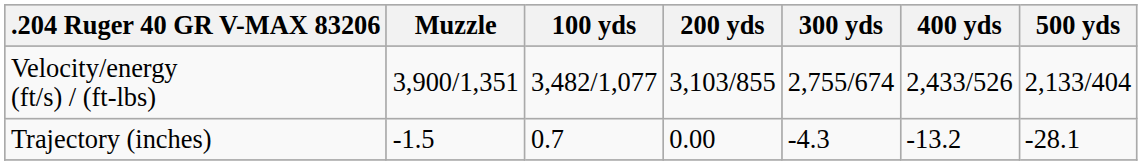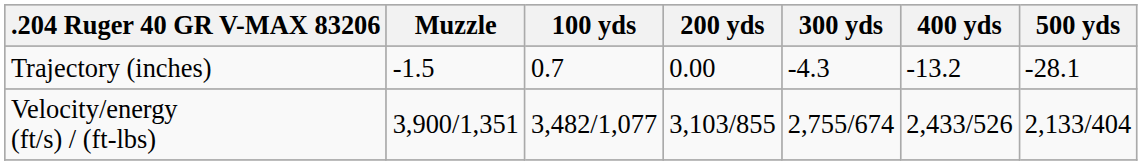rows swapped: (94, 82) <-> (111, 138)
